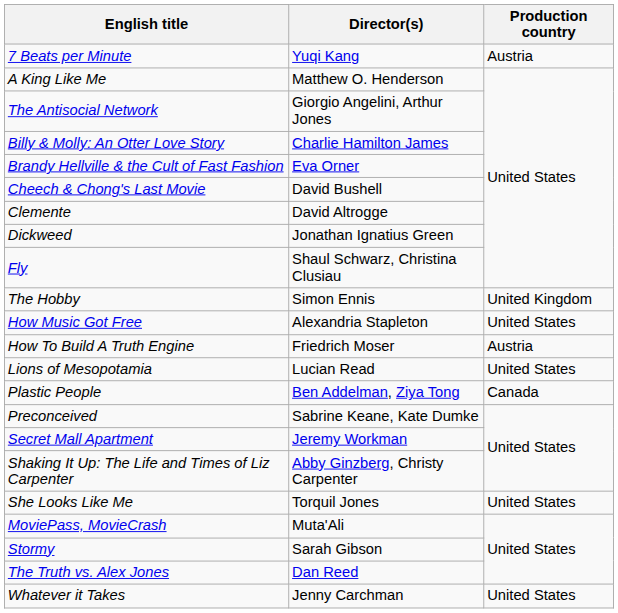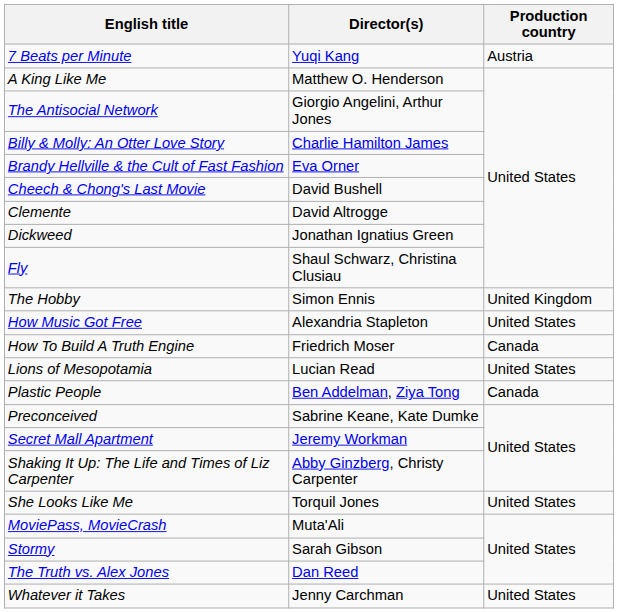(510, 345) Austria -> (513, 345) Canada
